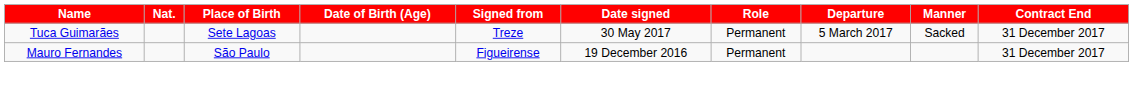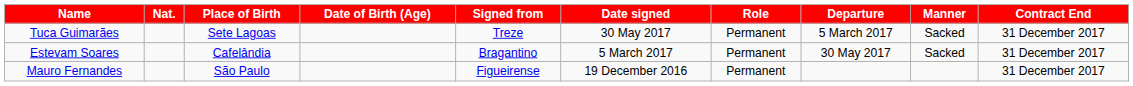+ row: (74, 52)
